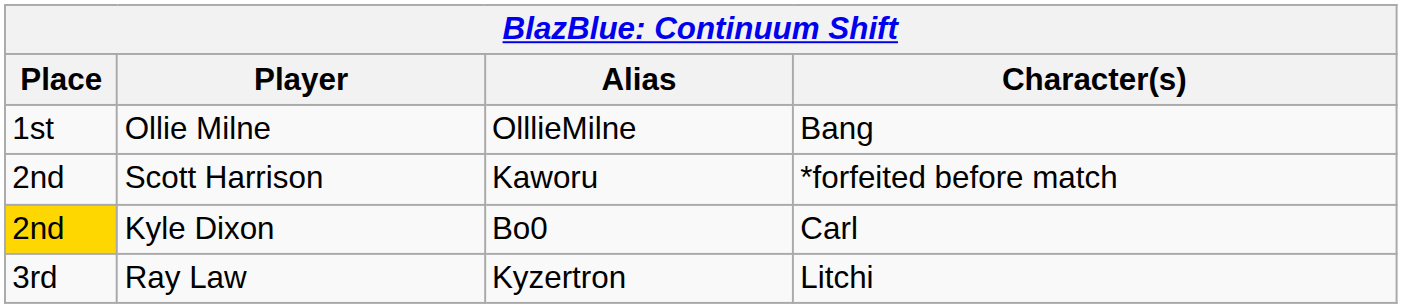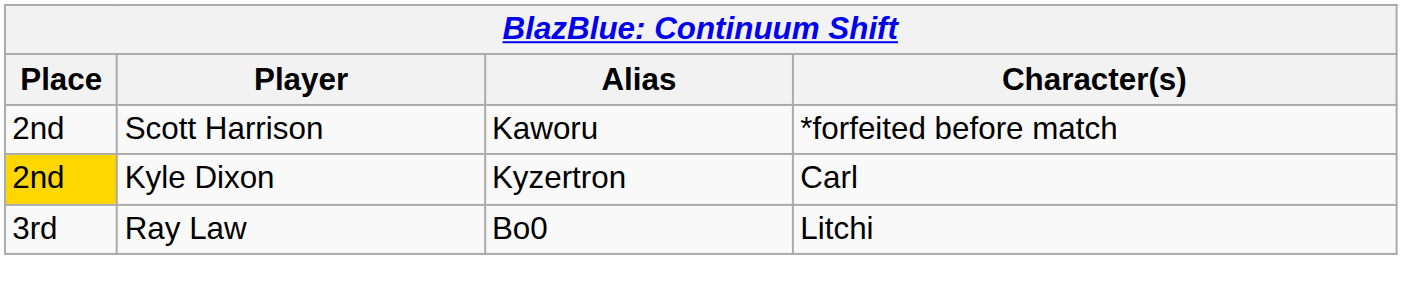- row: (198, 128)
(520, 228) Bo0 -> (559, 178) Kyzertron
(559, 278) Kyzertron -> (520, 228) Bo0
